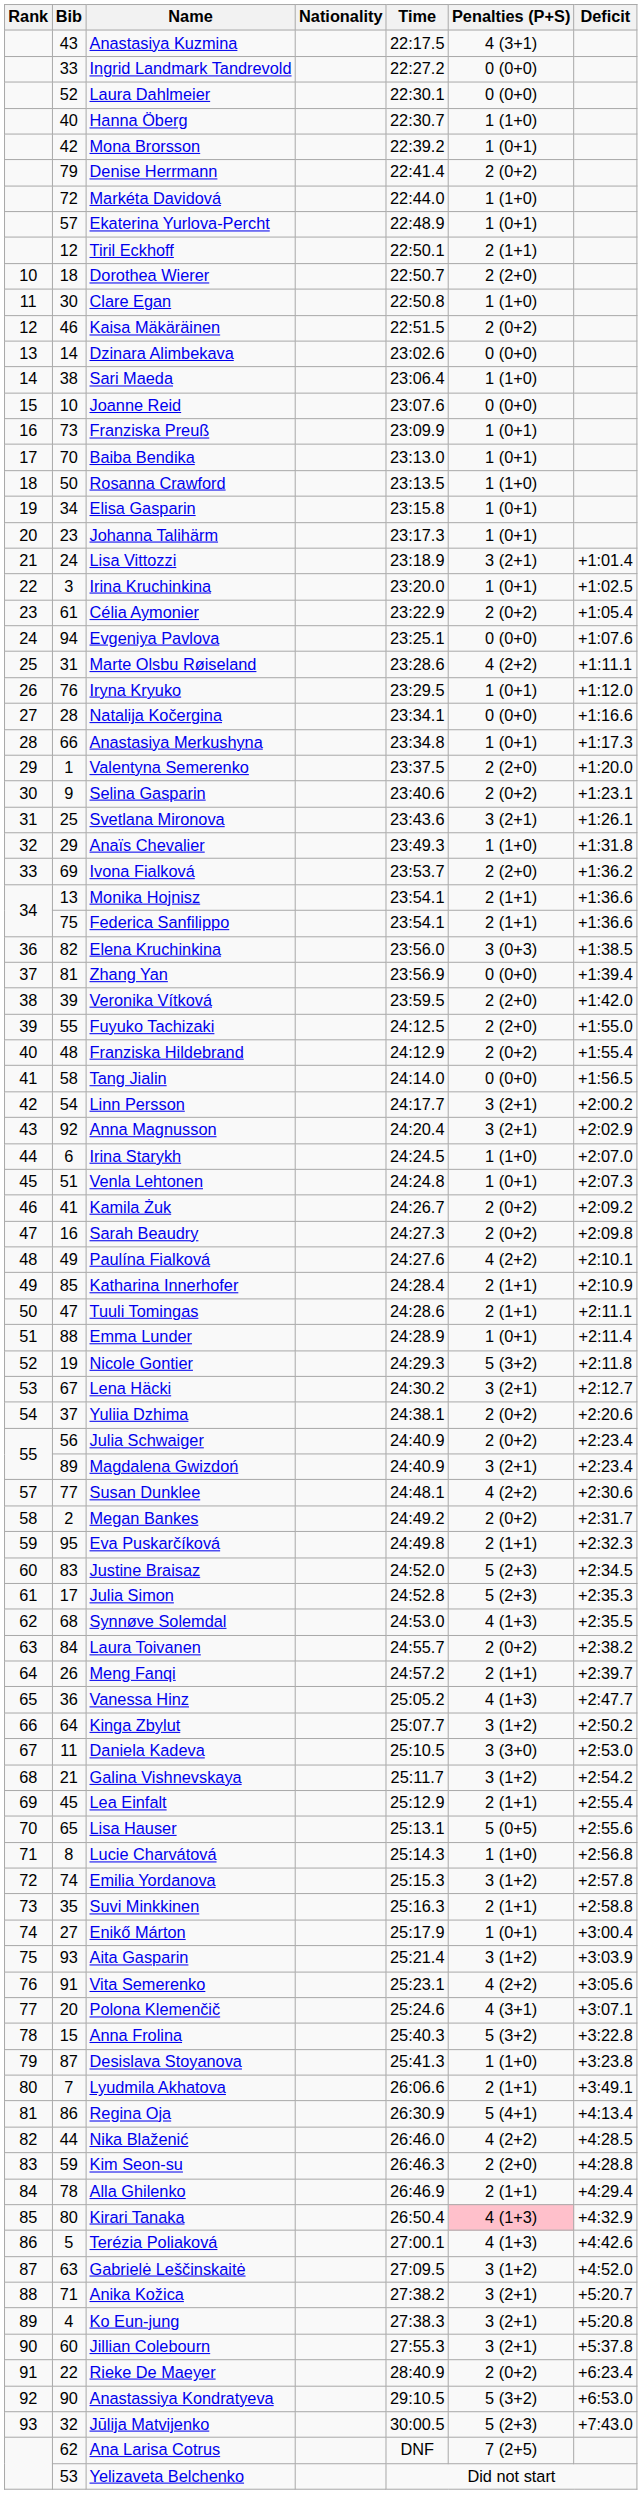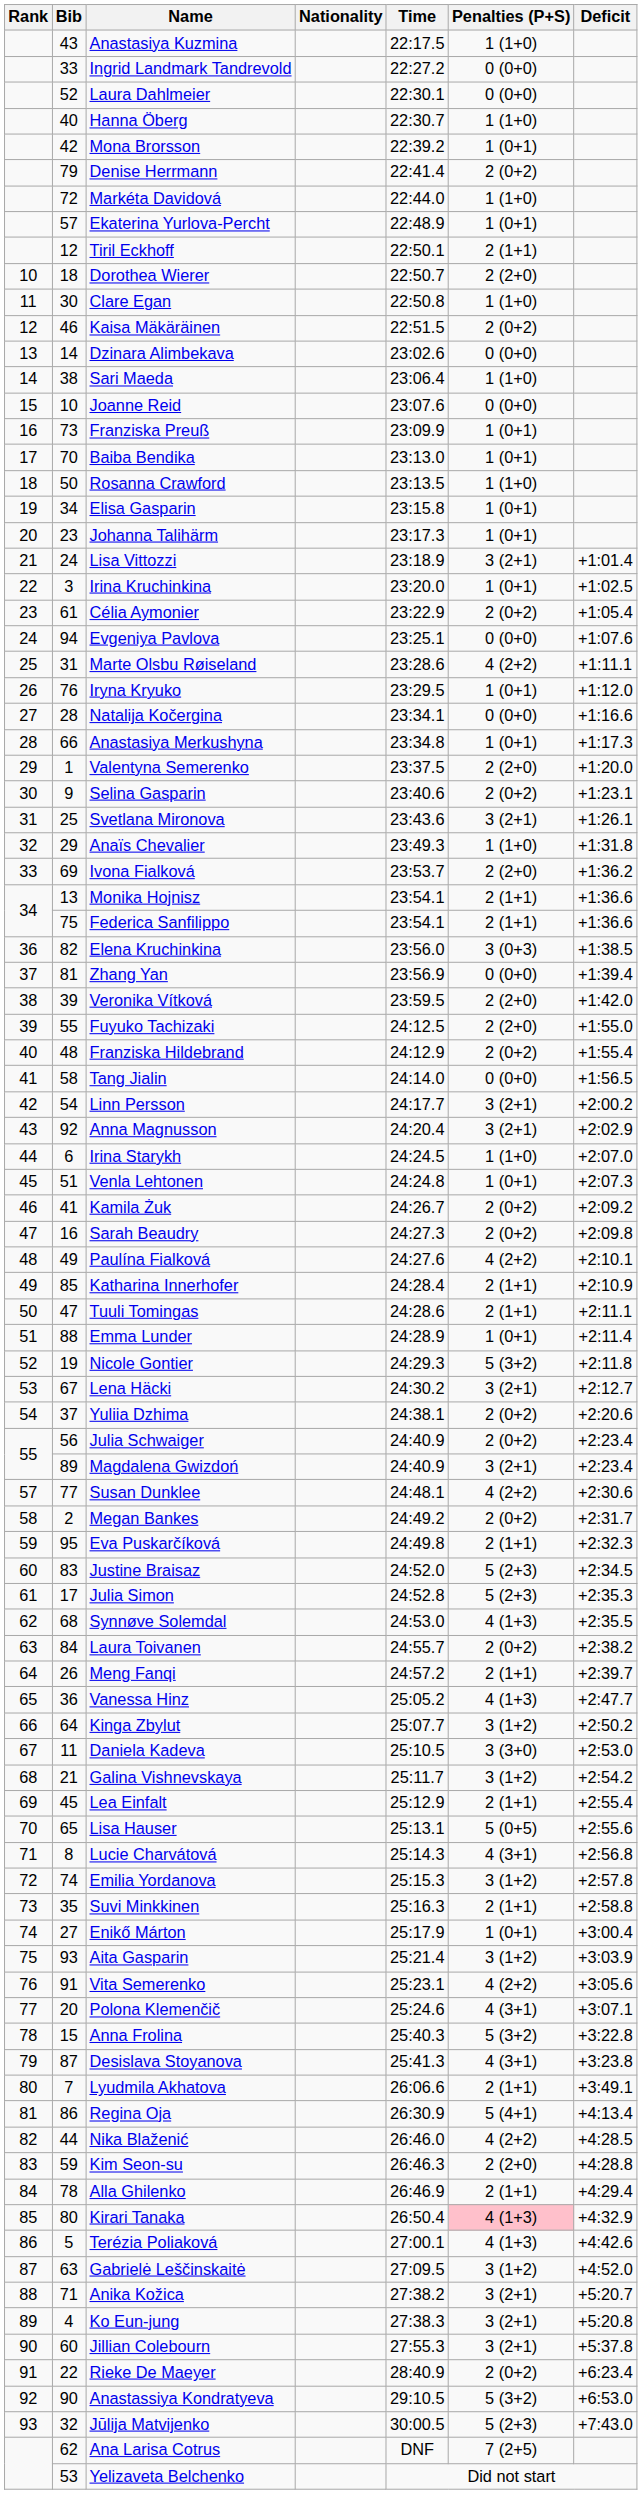(511, 43) 4 (3+1) -> (511, 43) 1 (1+0)
(511, 1855) 1 (1+0) -> (511, 1855) 4 (3+1)
(511, 2062) 1 (1+0) -> (511, 2062) 4 (3+1)
